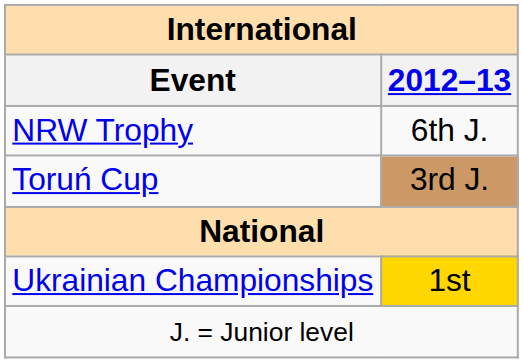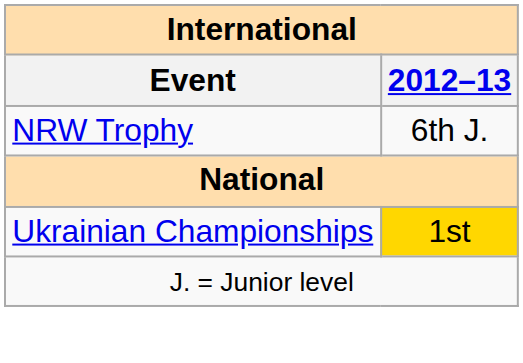- row: (85, 180)
